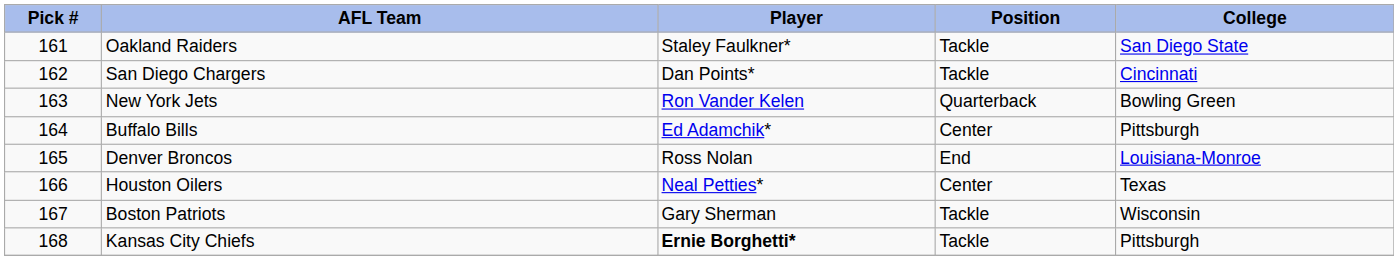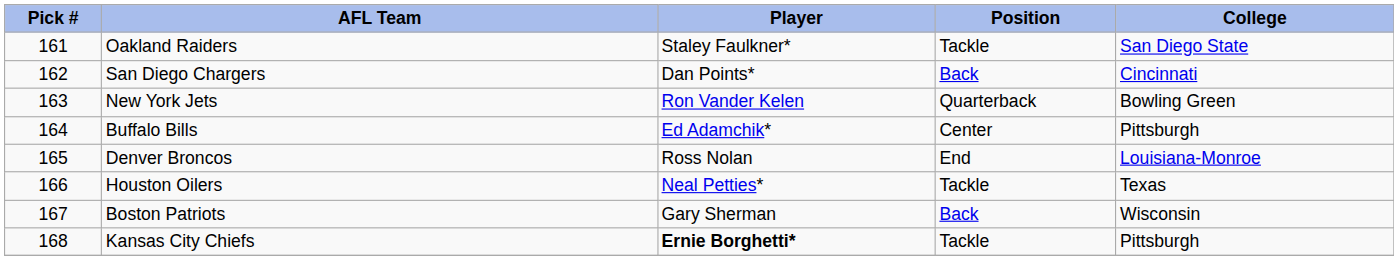(964, 74) Tackle -> (959, 74) Back
(966, 185) Center -> (964, 185) Tackle
(964, 213) Tackle -> (959, 213) Back
